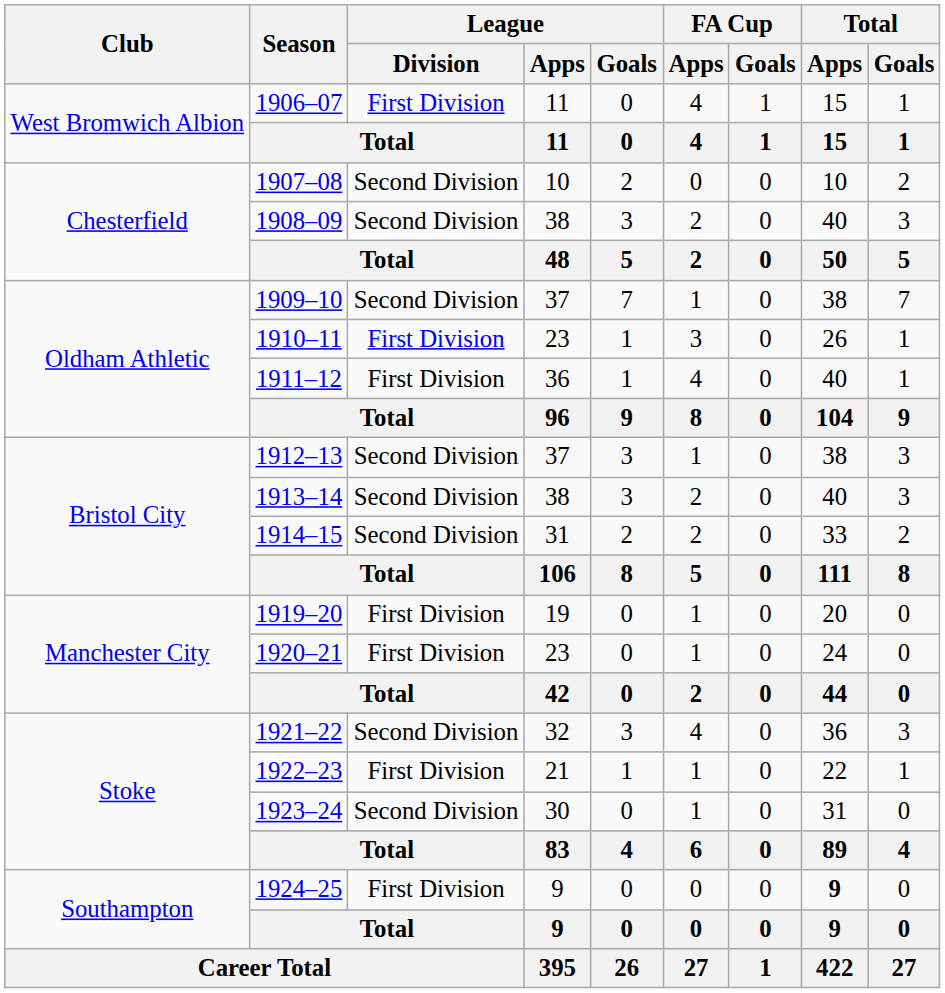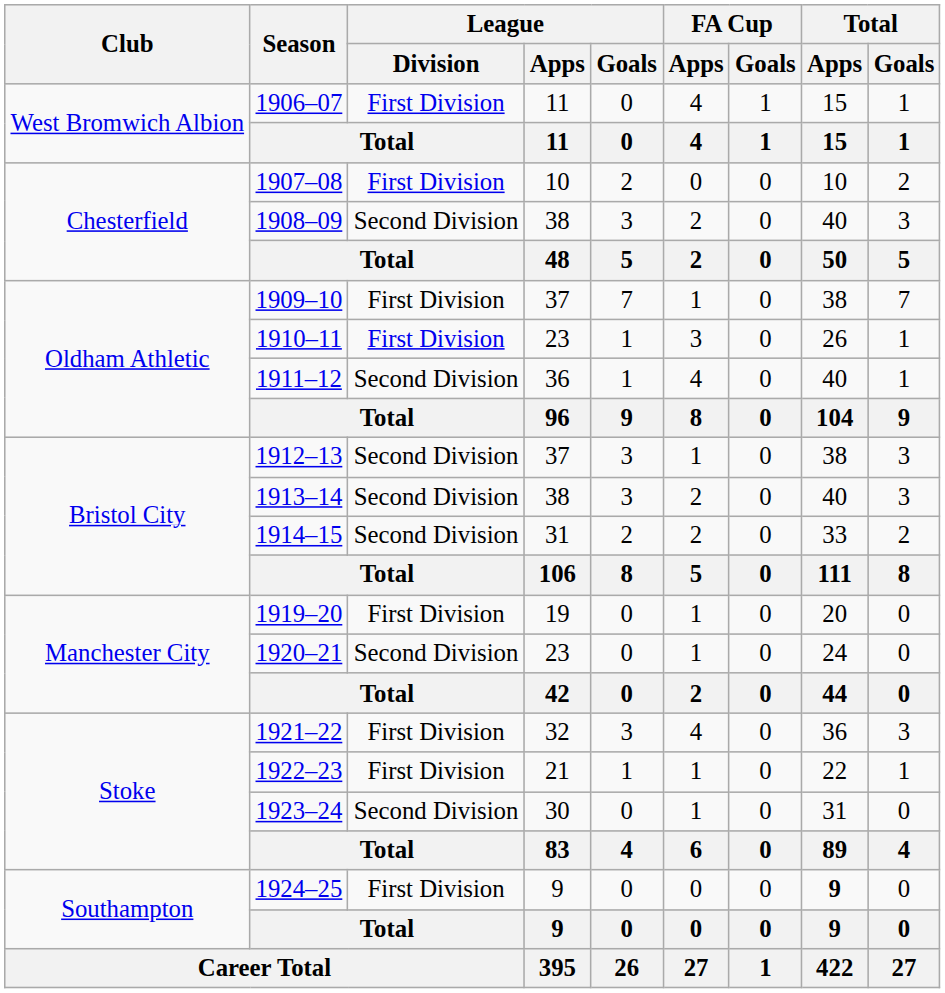(436, 181) Second Division -> (436, 181) First Division
(436, 299) Second Division -> (436, 299) First Division
(436, 378) First Division -> (436, 378) Second Division
(436, 653) First Division -> (436, 653) Second Division
(436, 732) Second Division -> (436, 732) First Division
